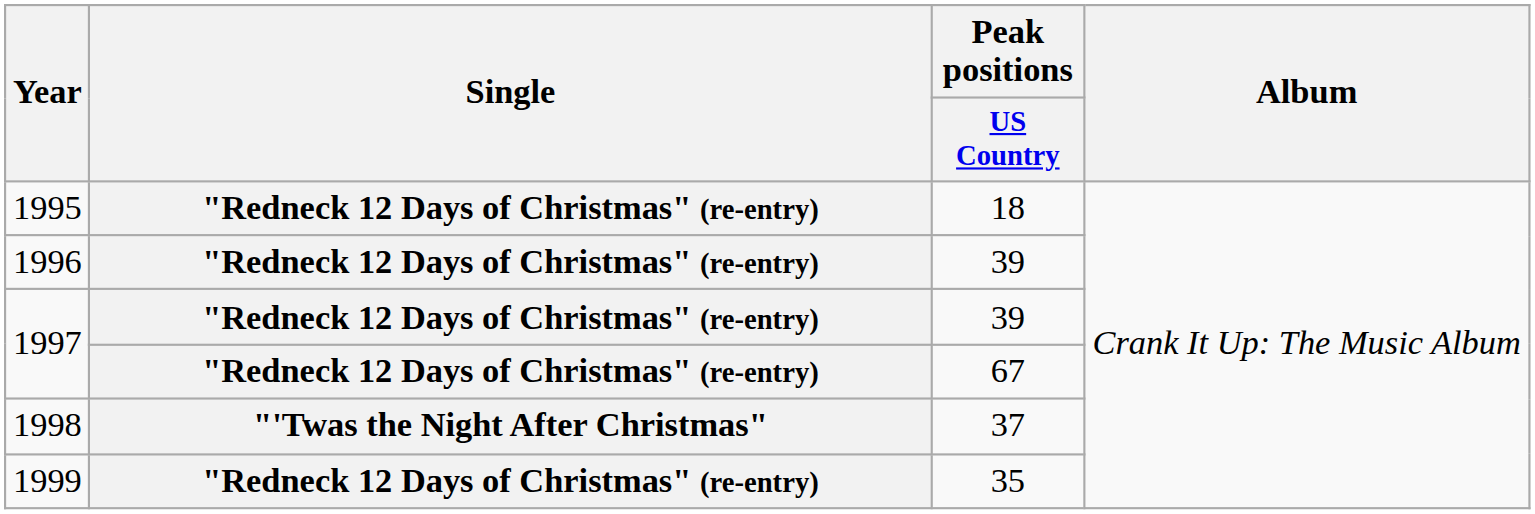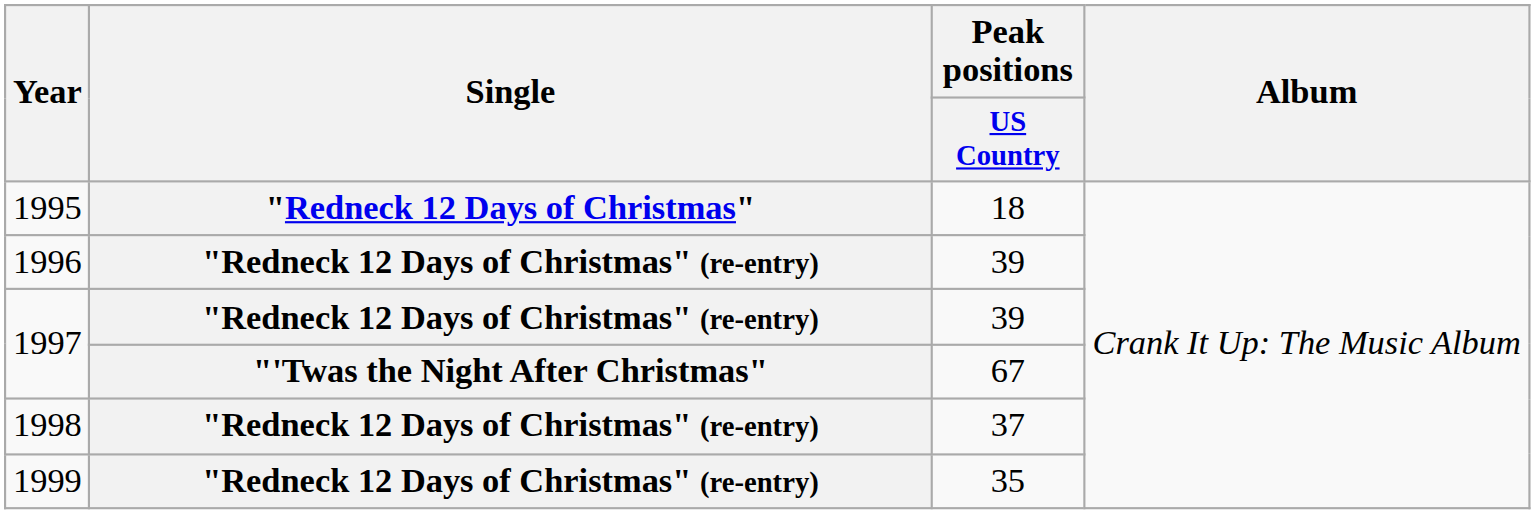(510, 207) "Redneck 12 Days of Christmas" (re-entry) -> (510, 207) "Redneck 12 Days of Christmas"
(510, 371) "Redneck 12 Days of Christmas" (re-entry) -> (510, 371) "'Twas the Night After Christmas"
(510, 425) "'Twas the Night After Christmas" -> (510, 425) "Redneck 12 Days of Christmas" (re-entry)
